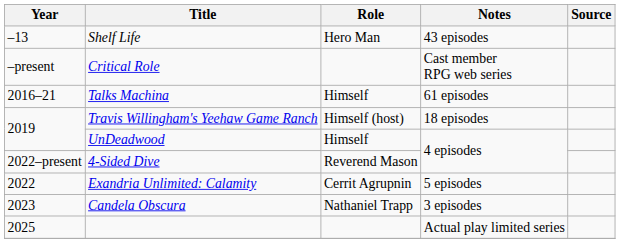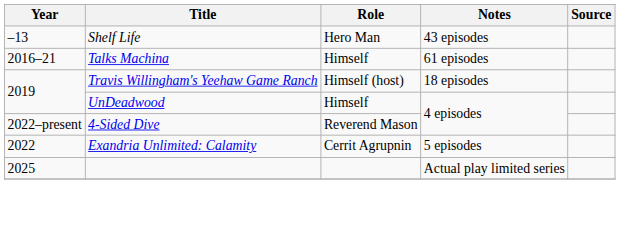- row: (31, 66)
- row: (21, 205)
